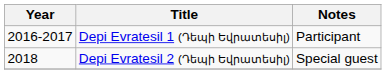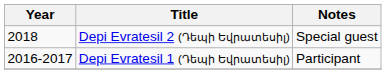rows swapped: (184, 36) <-> (184, 58)
